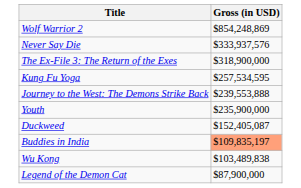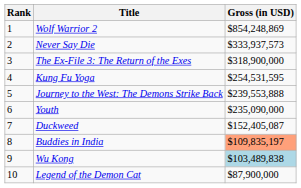+ column: (19, 12)
(241, 45) $333,937,576 -> (256, 45) $333,937,573
(241, 77) $257,534,595 -> (256, 77) $254,531,595
(241, 110) $235,900,000 -> (256, 110) $235,090,000
(241, 158) no background -> (256, 158) lightblue background
